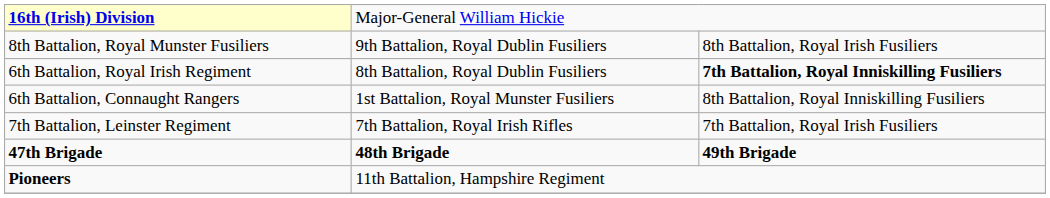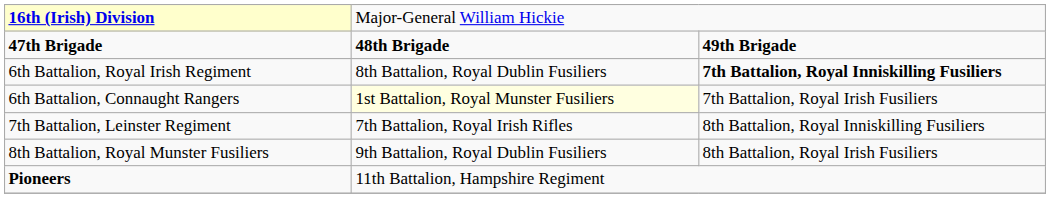rows swapped: (55, 152) <-> (139, 44)
(485, 98) no background -> (485, 98) lightyellow background
(844, 98) 8th Battalion, Royal Inniskilling Fusiliers -> (820, 98) 7th Battalion, Royal Irish Fusiliers
(820, 125) 7th Battalion, Royal Irish Fusiliers -> (844, 125) 8th Battalion, Royal Inniskilling Fusiliers
